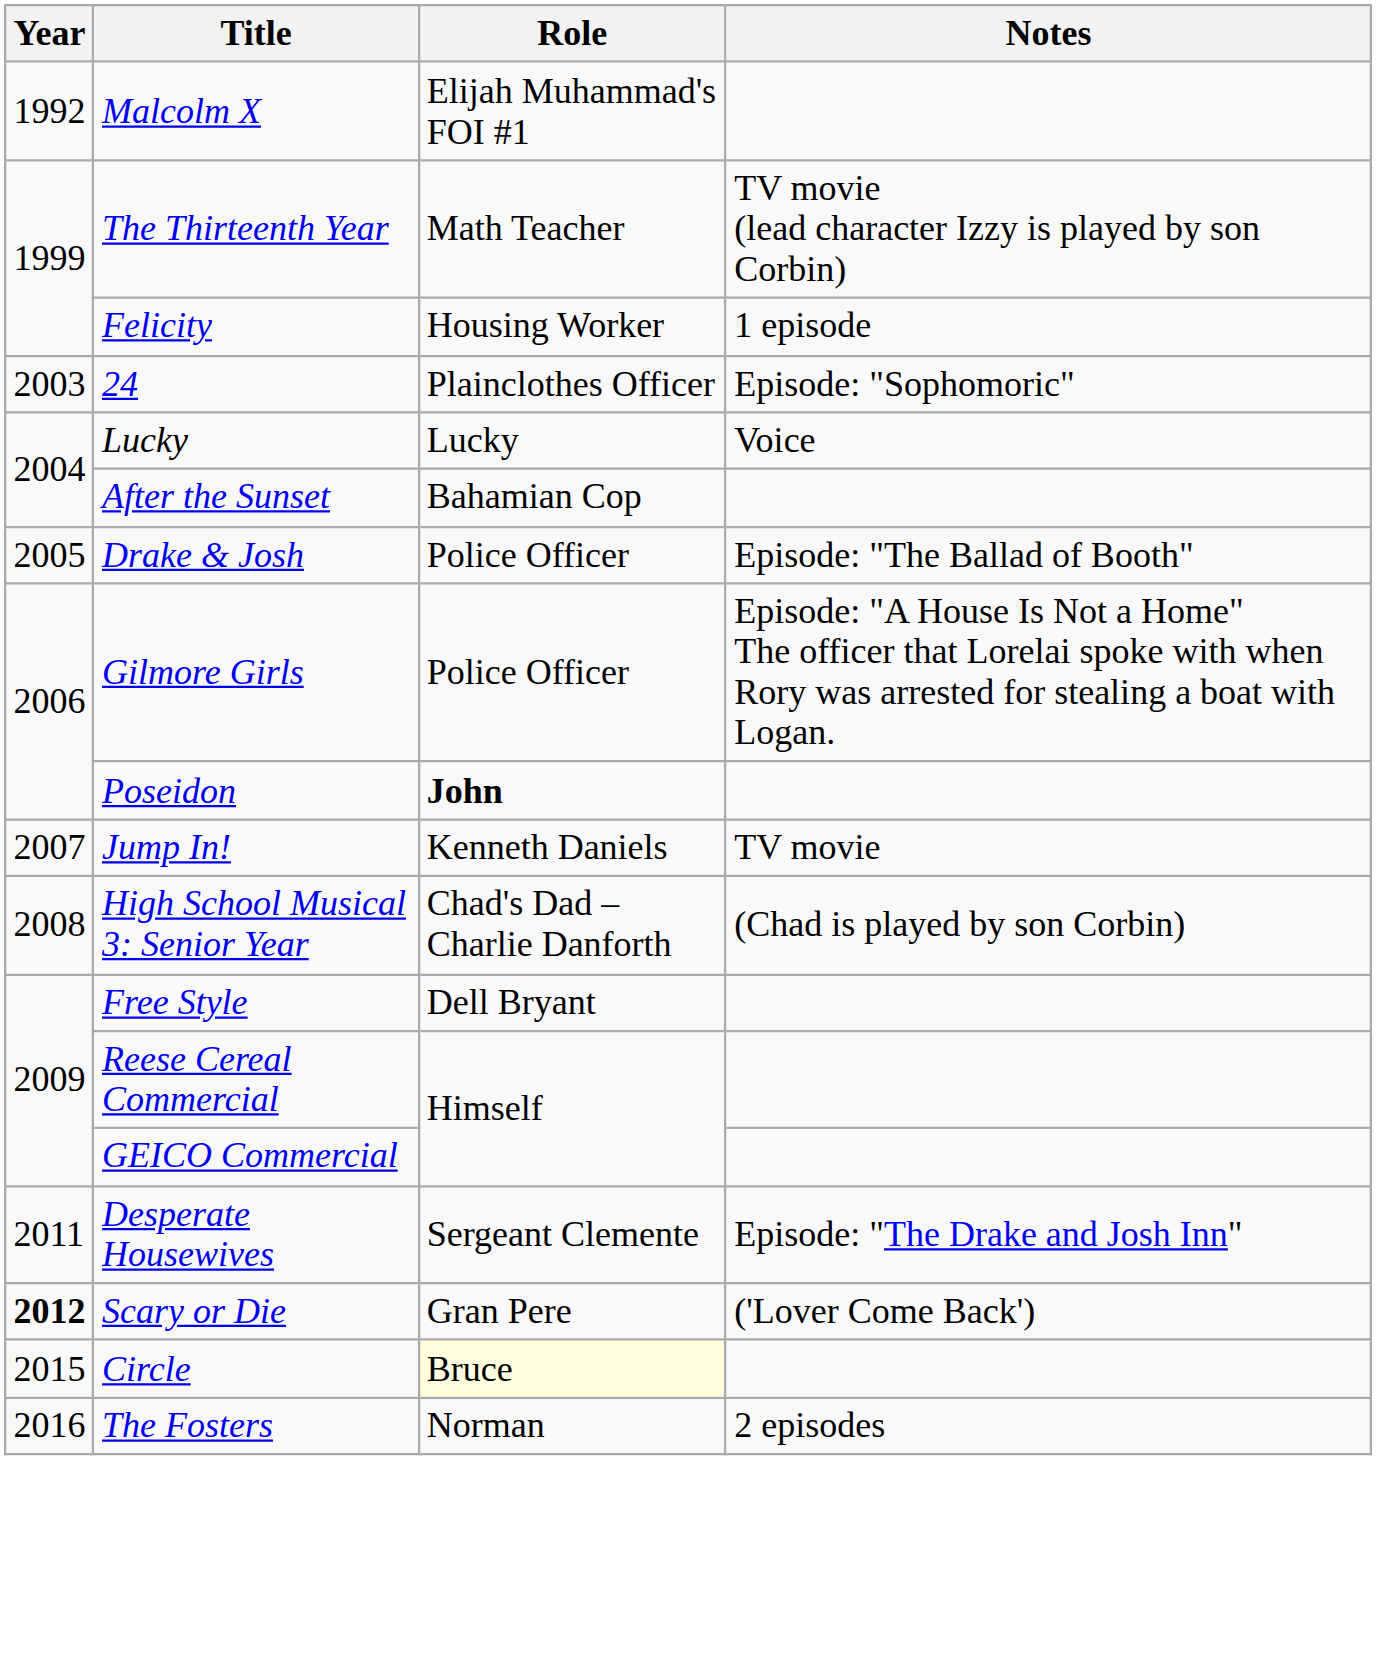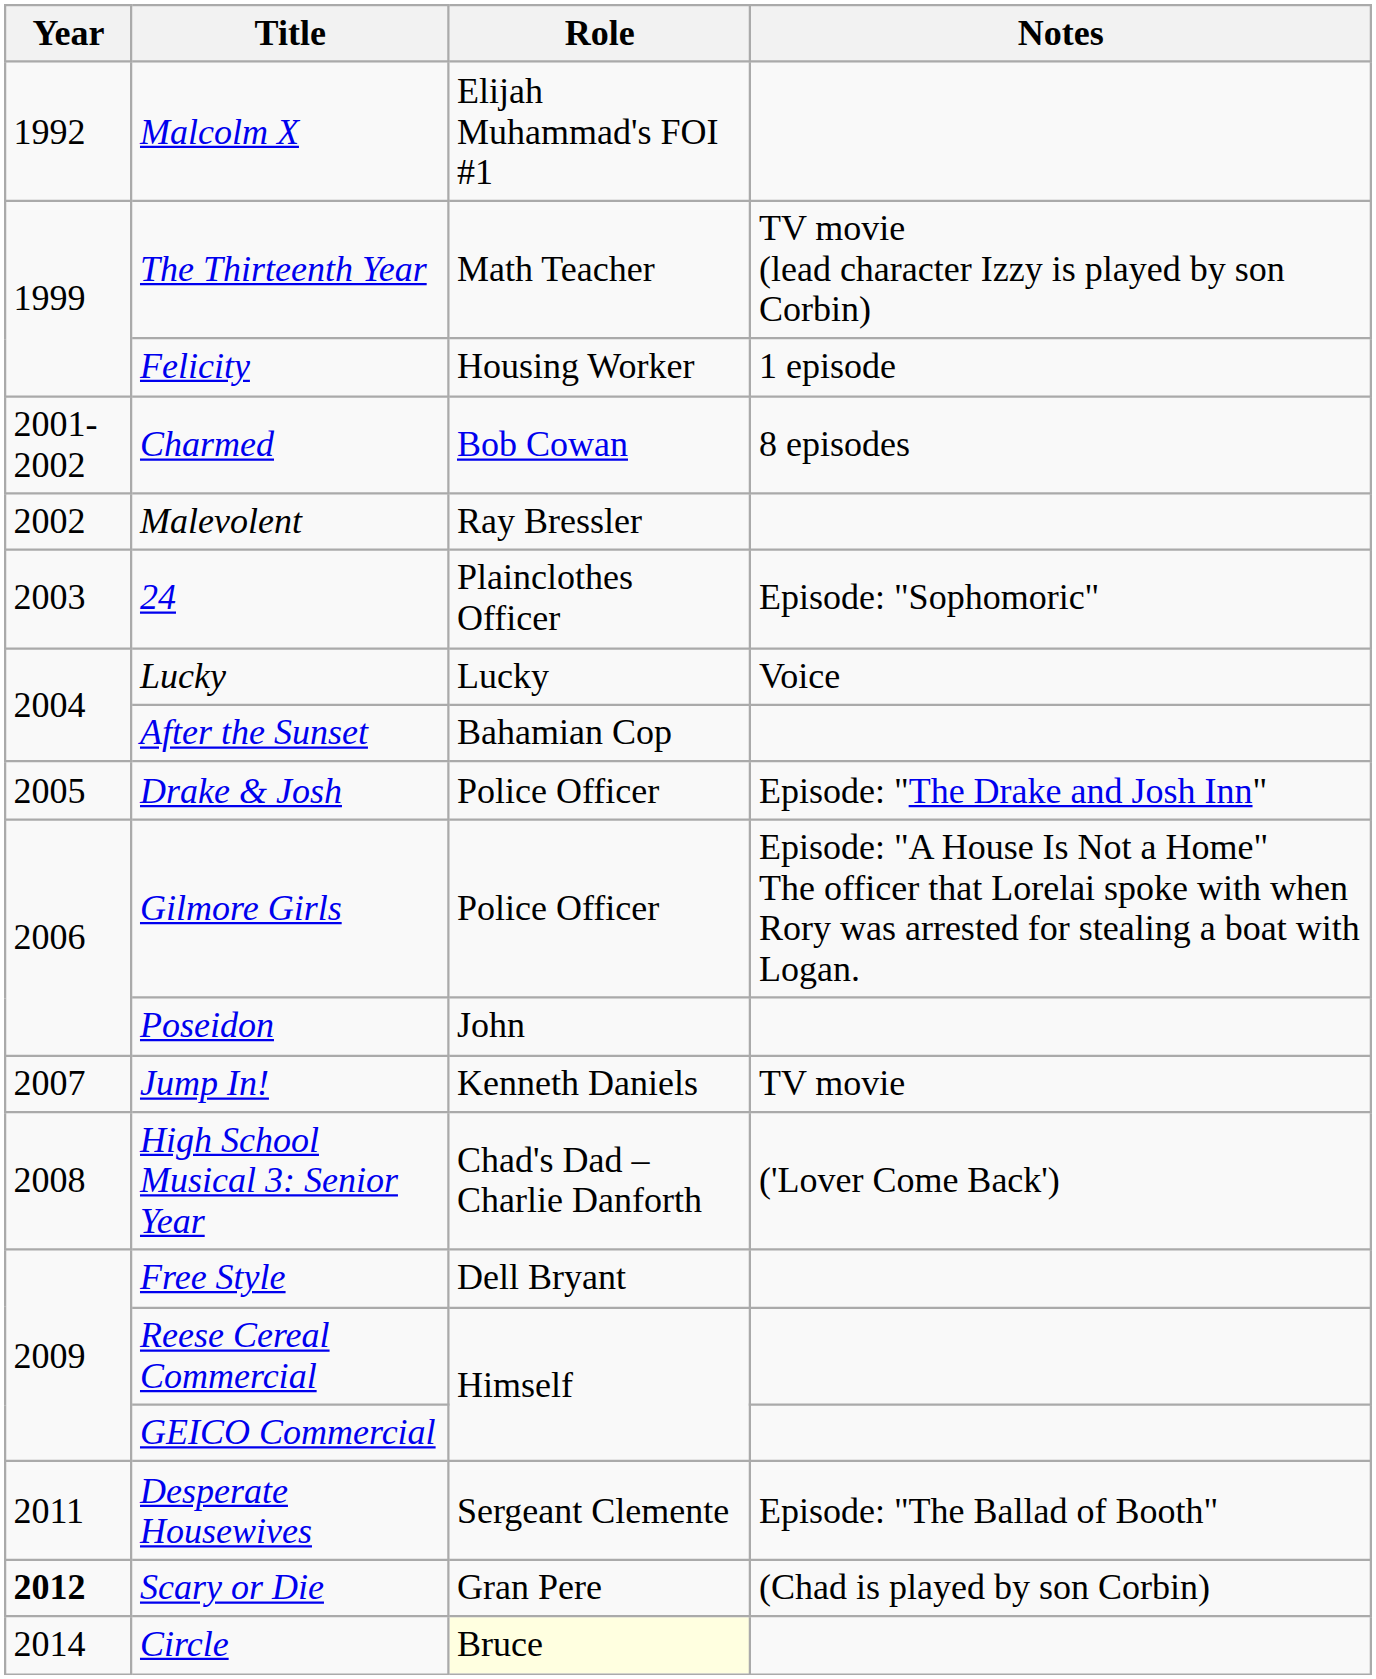+ row: (207, 443)
+ row: (221, 521)
(964, 554) Episode: "The Ballad of Booth" -> (1013, 789) Episode: "The Drake and Josh Inn"
(465, 789) bold -> (491, 1025) normal
(960, 924) (Chad is played by son Corbin) -> (909, 1180) ('Lover Come Back')
(988, 1233) Episode: "The Drake and Josh Inn" -> (989, 1509) Episode: "The Ballad of Booth"
(885, 1311) ('Lover Come Back') -> (984, 1587) (Chad is played by son Corbin)
(49, 1368) 2015 -> (49, 1644) 2014
- row: (188, 1425)
